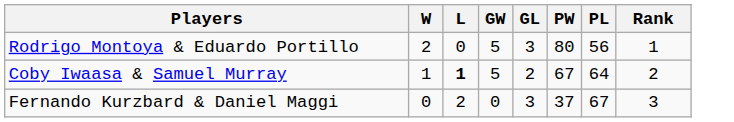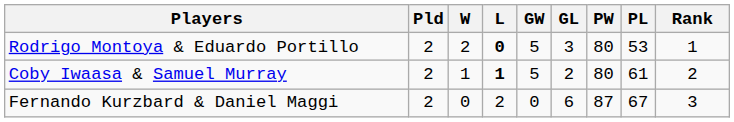+ column: (428, 19)
(461, 47) normal -> (500, 47) bold
(599, 47) 56 -> (638, 47) 53
(564, 75) 67 -> (603, 75) 80
(599, 75) 64 -> (638, 75) 61
(530, 103) 3 -> (569, 103) 6
(564, 103) 37 -> (603, 103) 87
